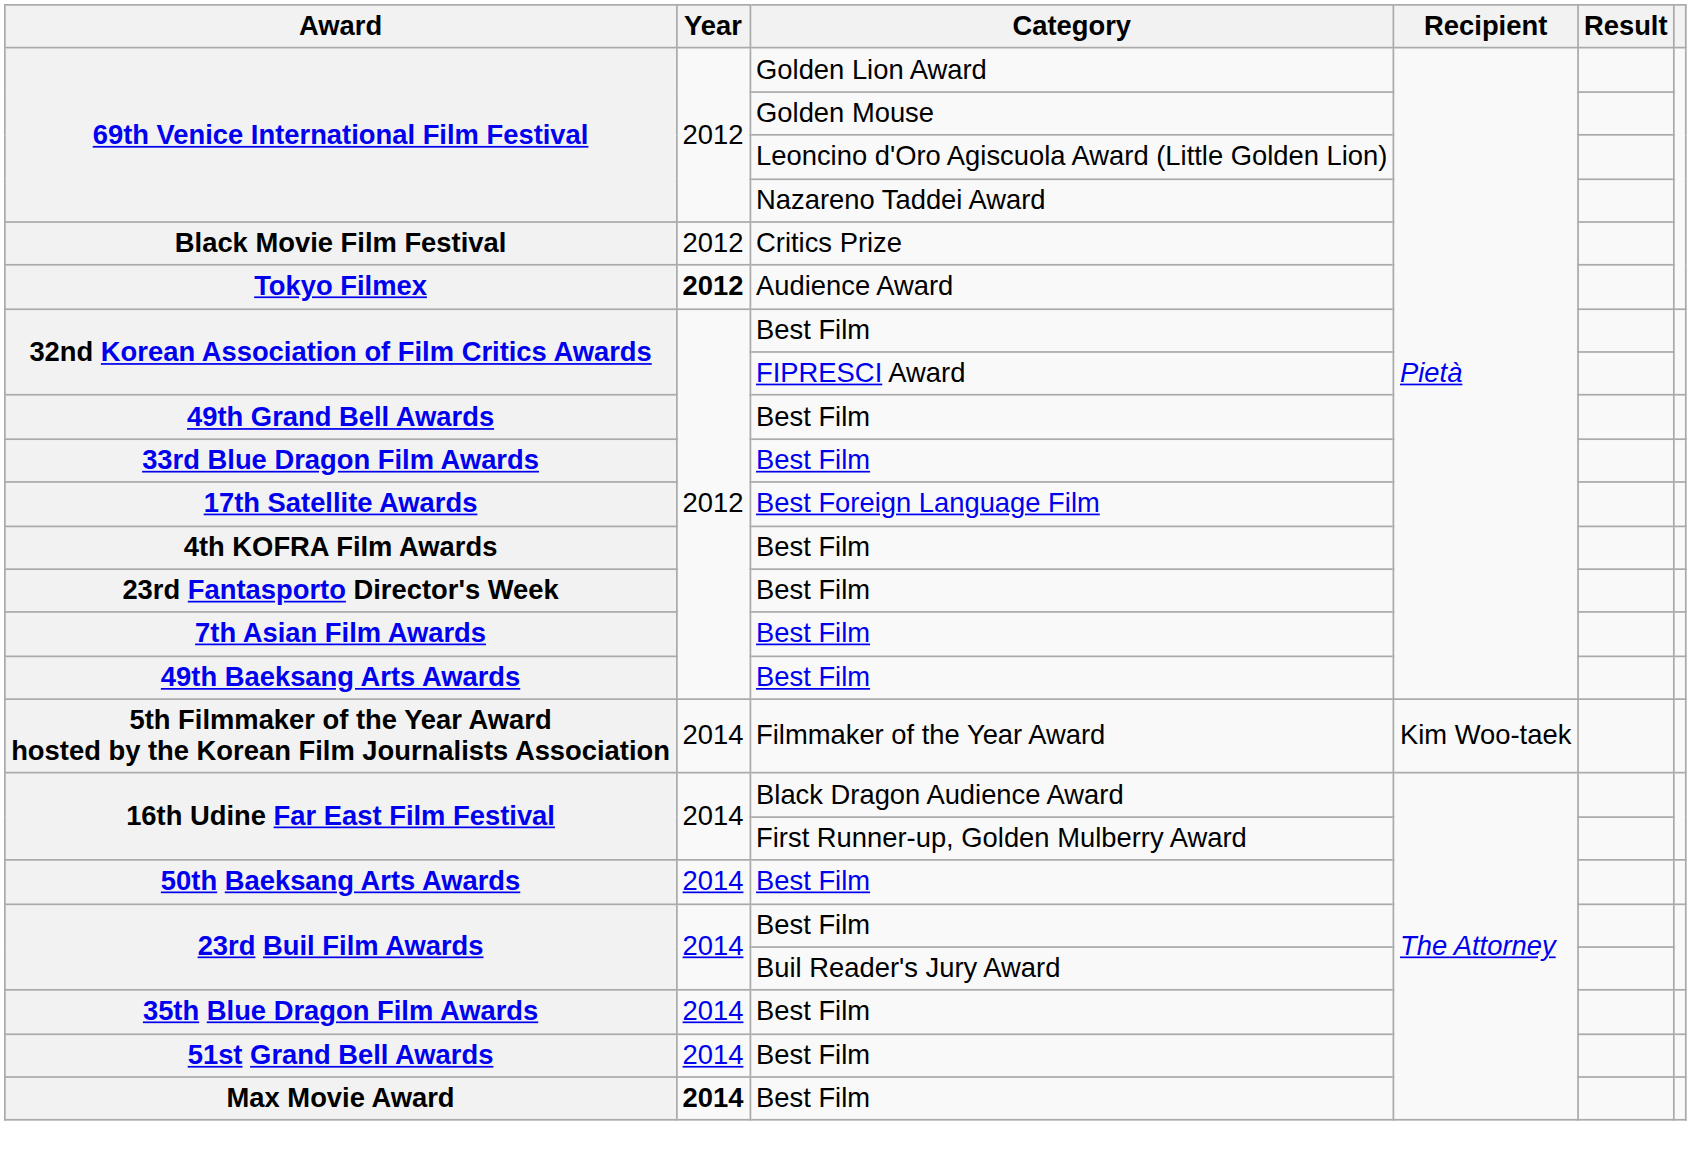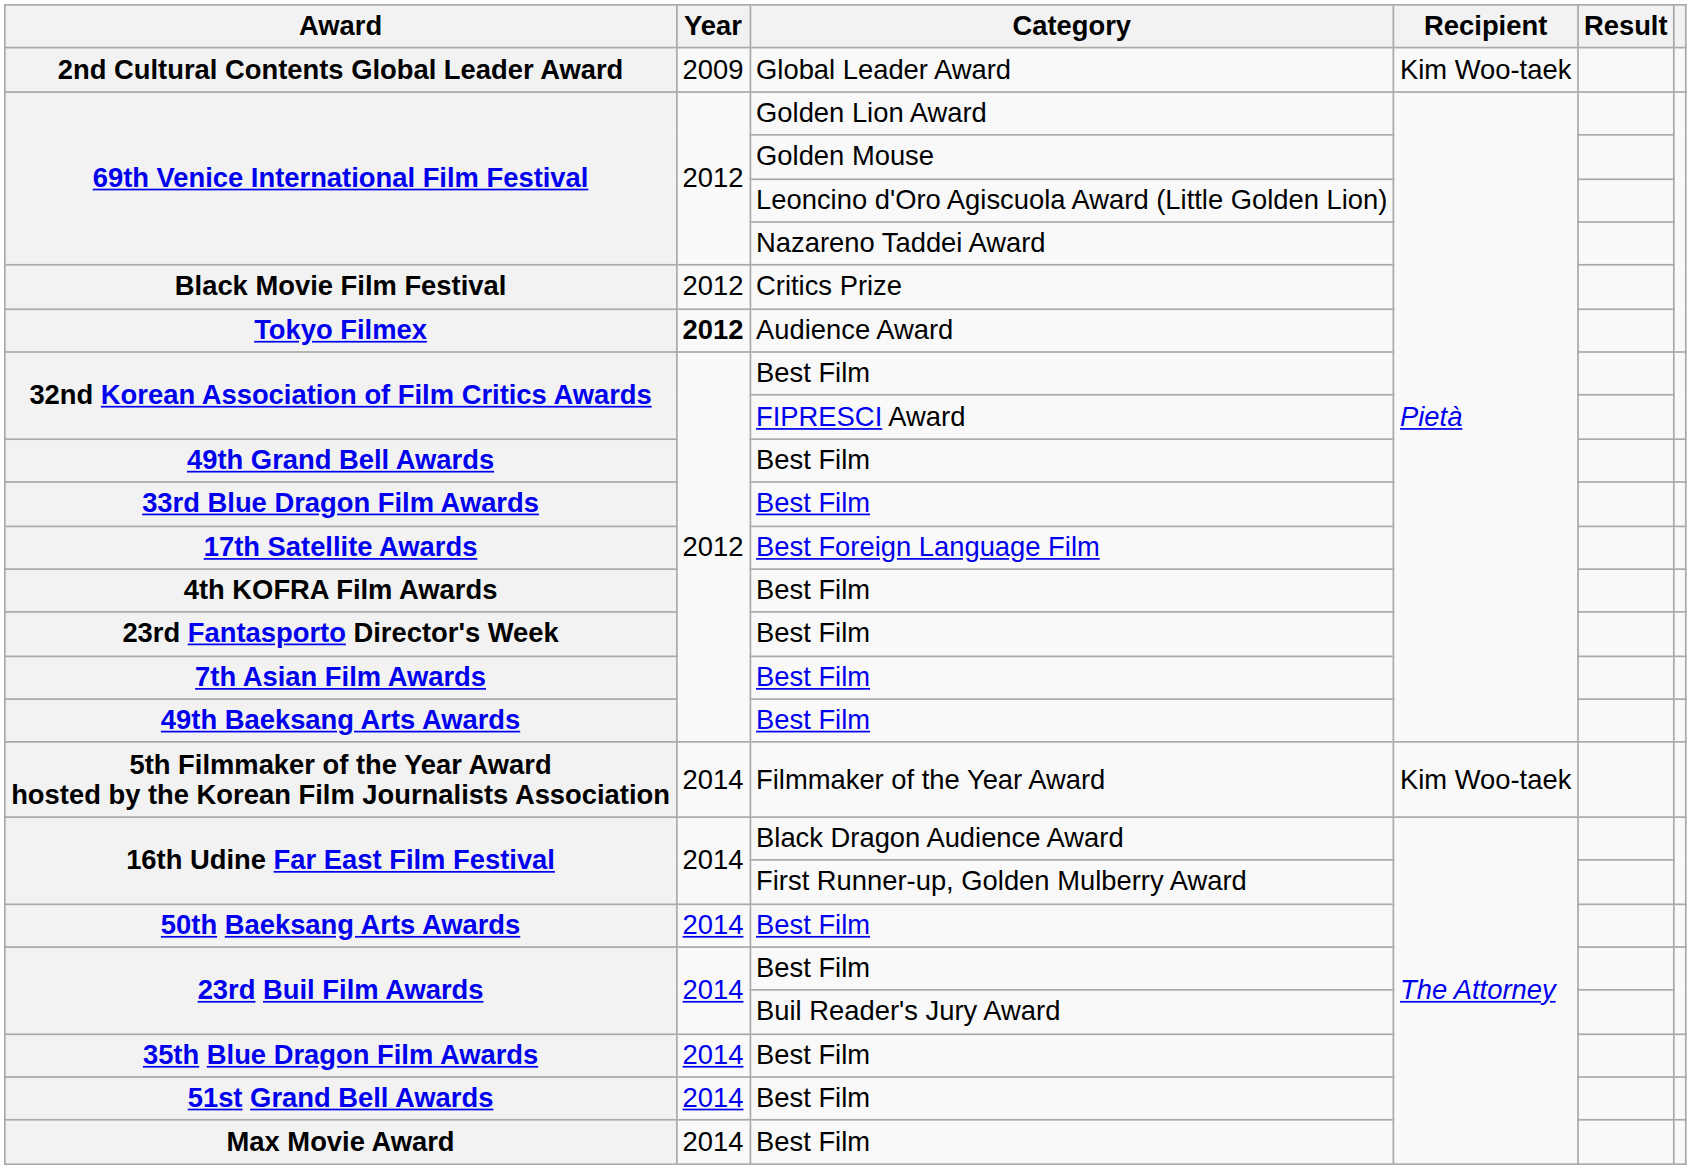+ row: (341, 69)
(713, 1098) bold -> (713, 1141) normal
